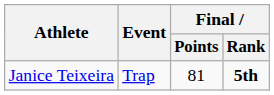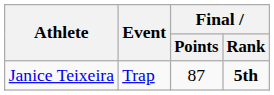(196, 75) 81 -> (196, 75) 87
